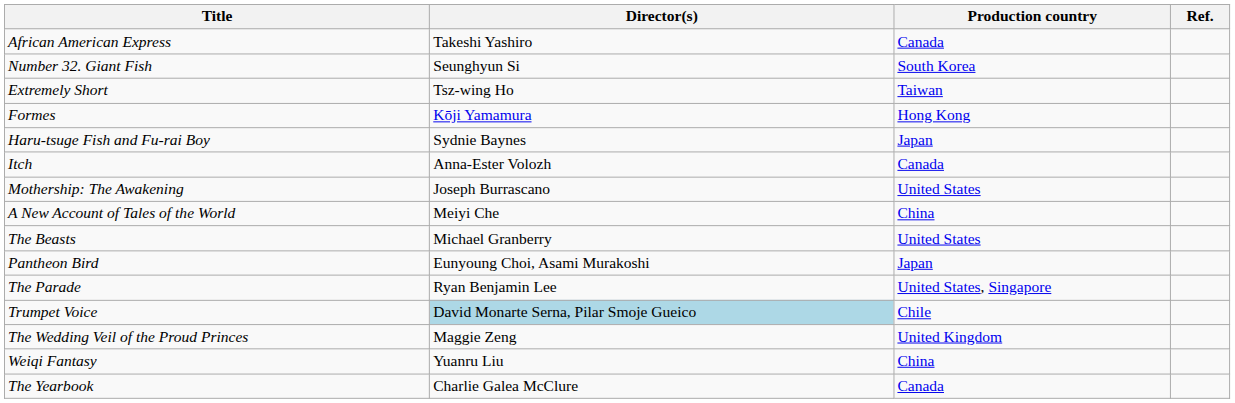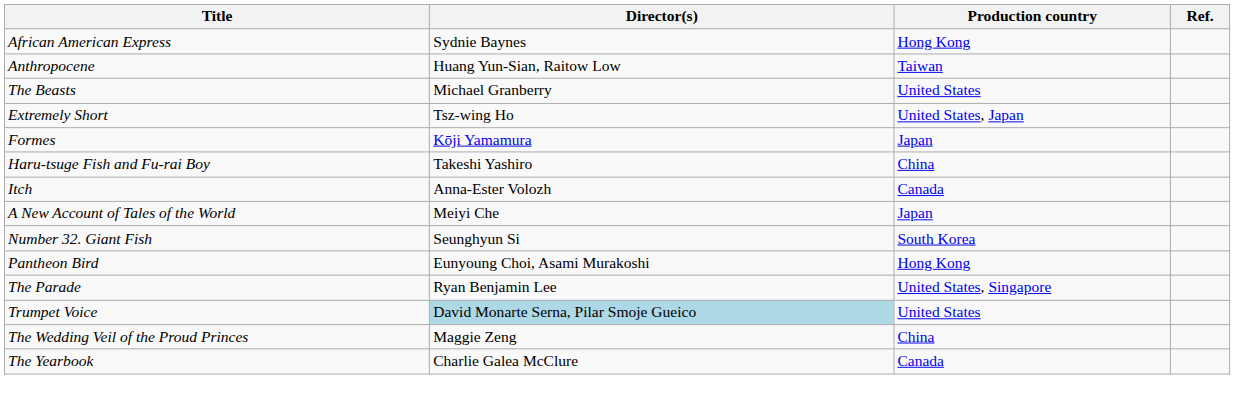(483, 41) Takeshi Yashiro -> (480, 41) Sydnie Baynes
(921, 41) Canada -> (934, 41) Hong Kong
+ row: (51, 66)
rows swapped: (42, 238) <-> (80, 66)
(920, 90) Taiwan -> (961, 115) United States, Japan
(934, 115) Hong Kong -> (915, 139) Japan
(480, 139) Sydnie Baynes -> (483, 164) Takeshi Yashiro
(915, 139) Japan -> (916, 164) China
- row: (96, 189)
(916, 213) China -> (915, 213) Japan
(915, 262) Japan -> (934, 262) Hong Kong
(914, 312) Chile -> (939, 312) United States
(950, 336) United Kingdom -> (916, 336) China
- row: (52, 361)
